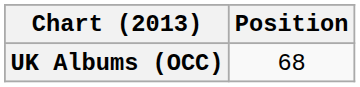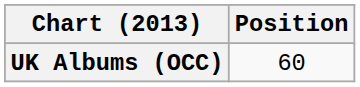(292, 63) 68 -> (292, 63) 60
